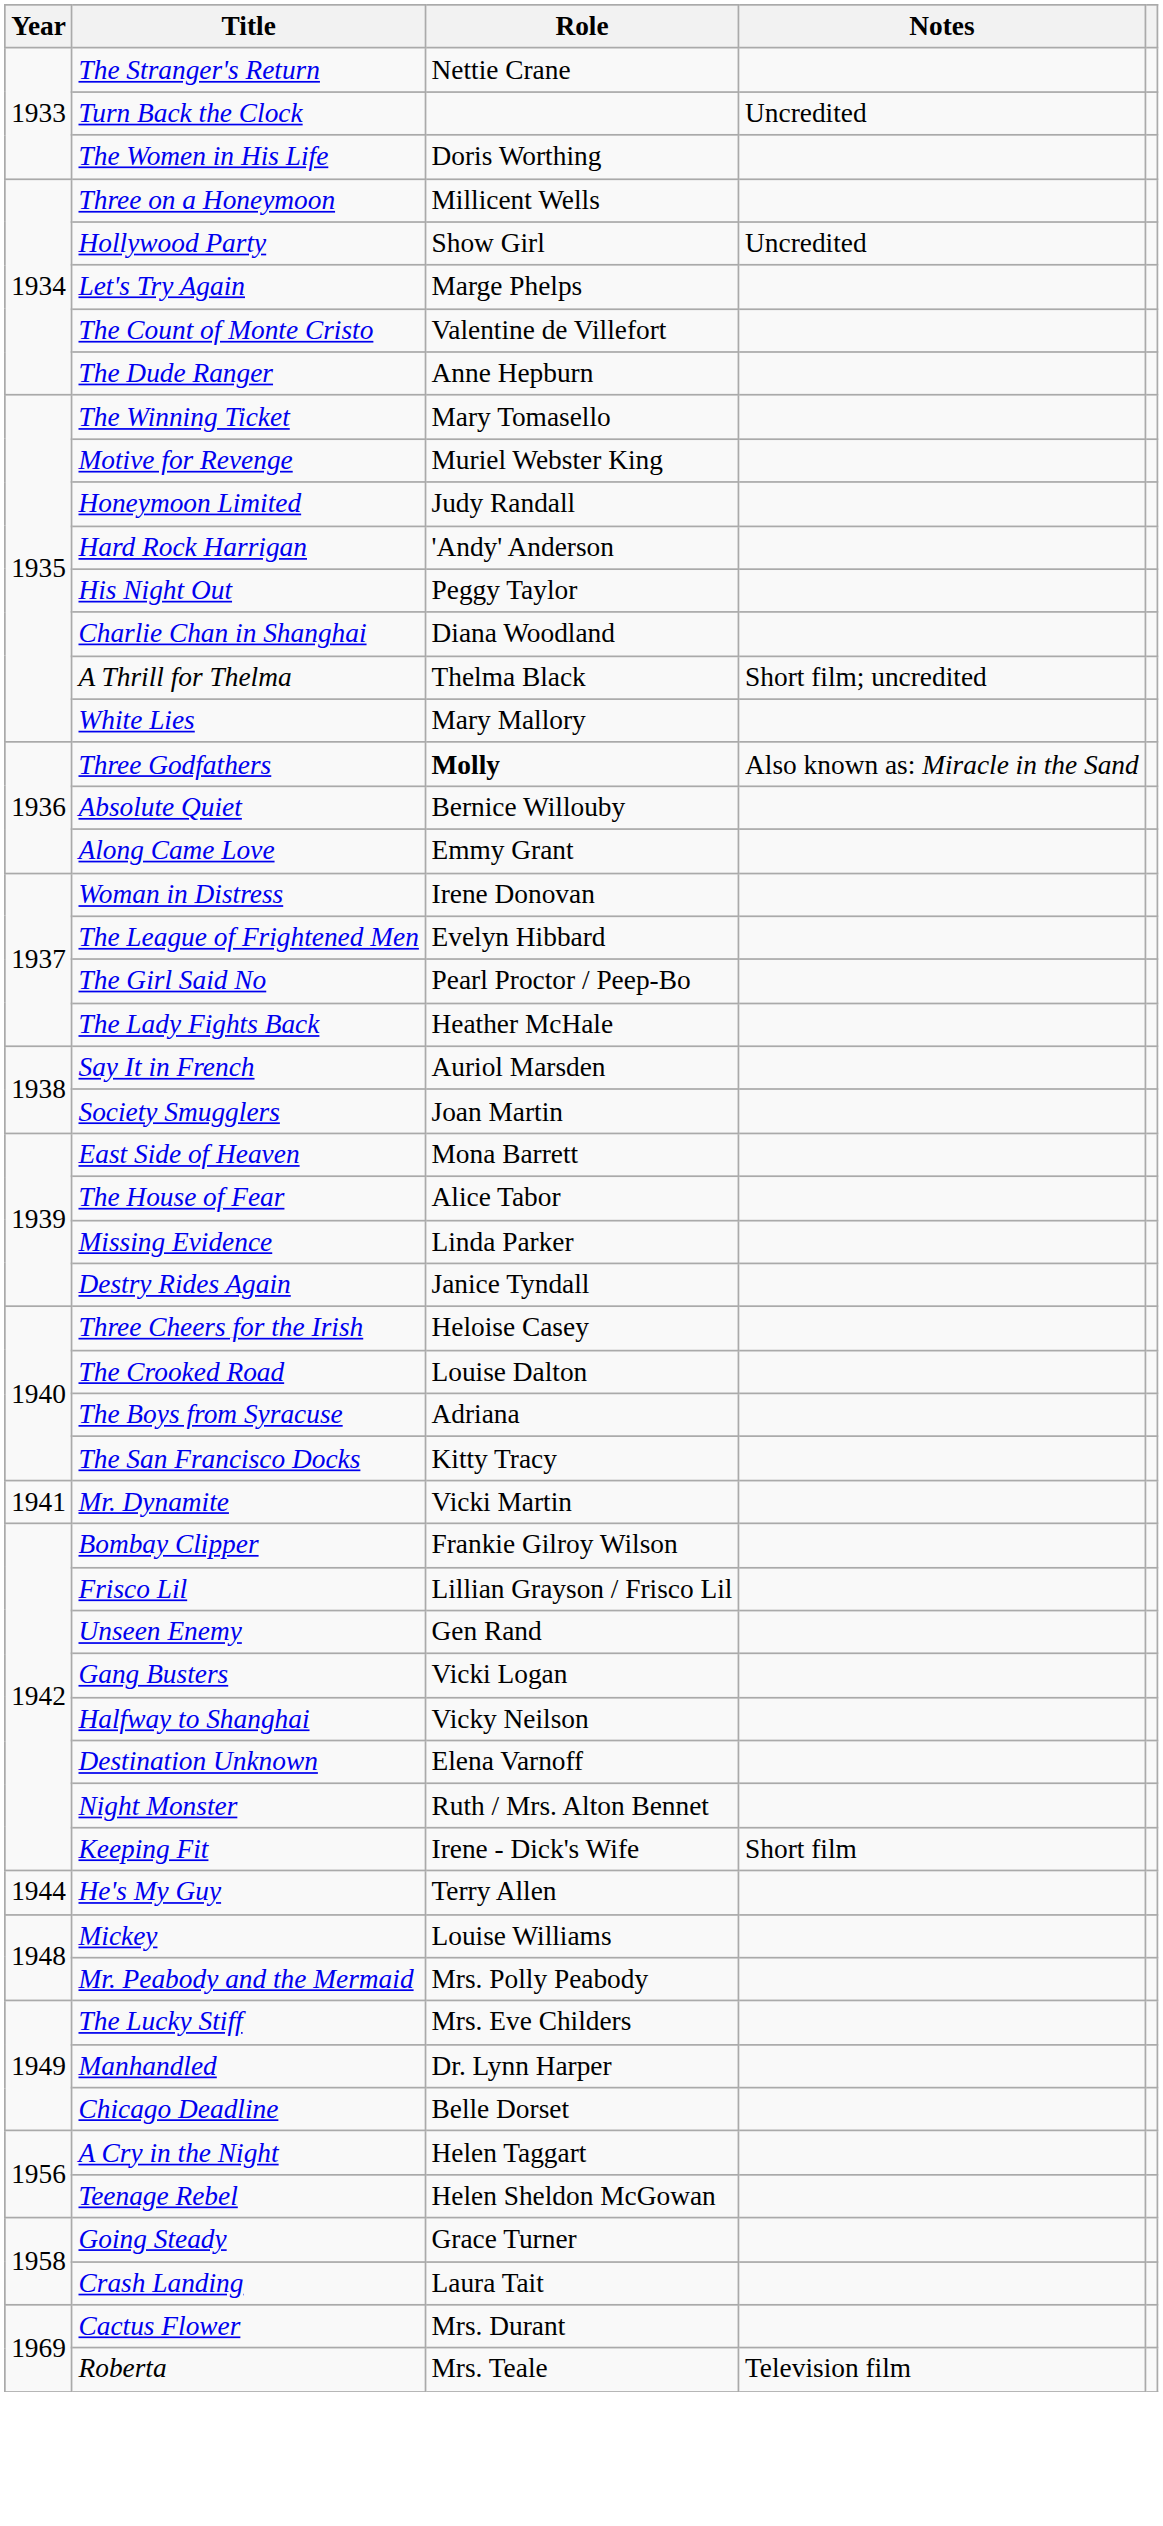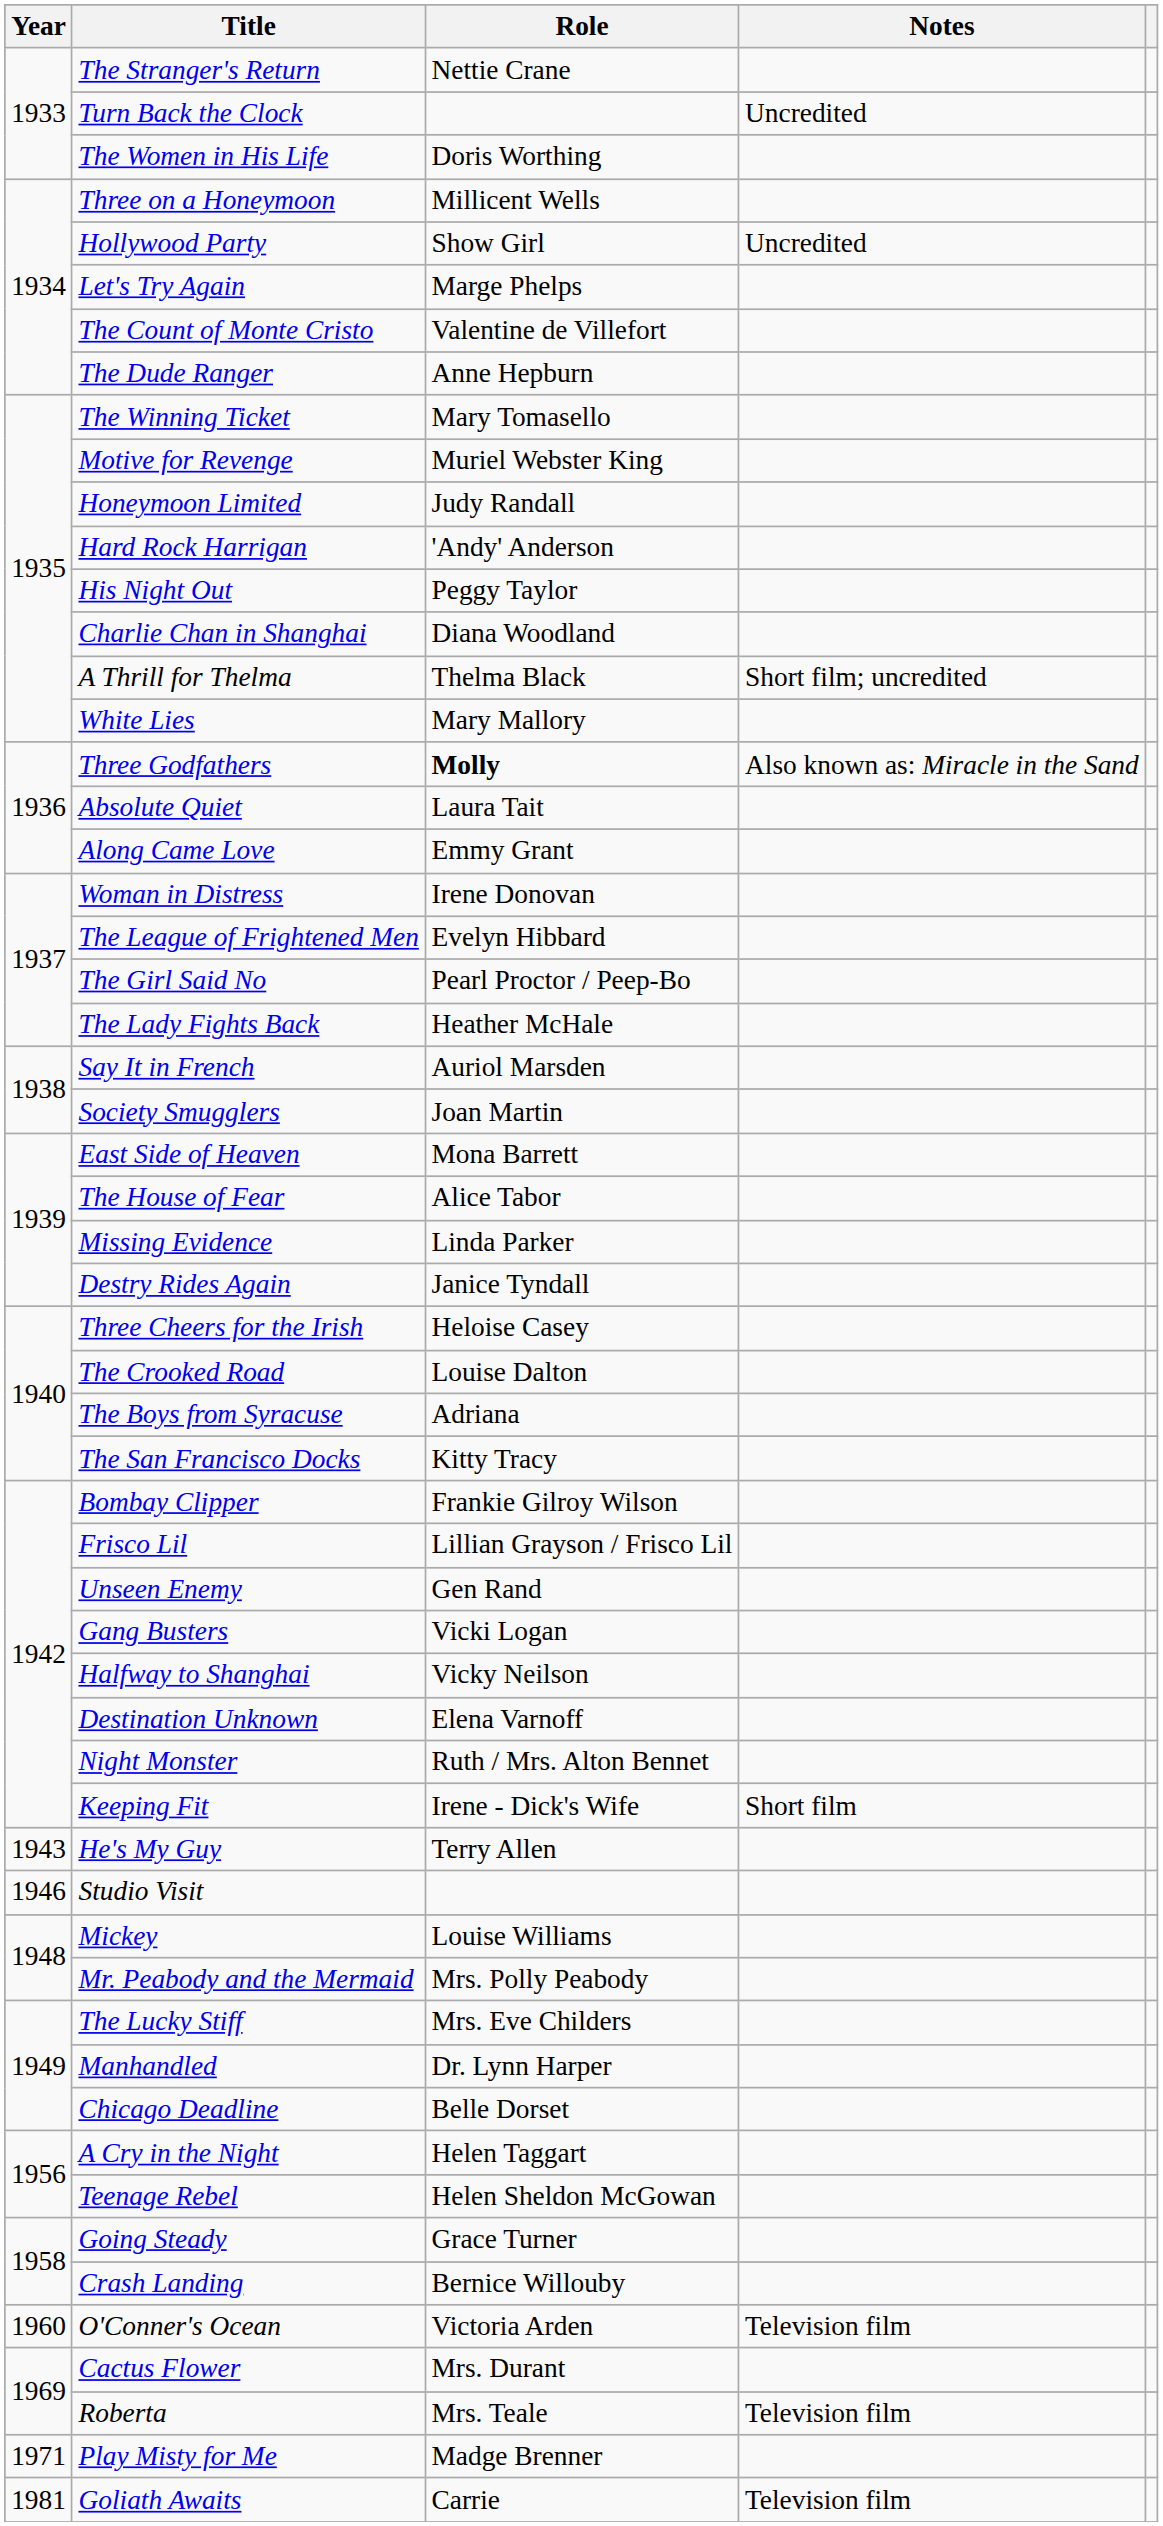(528, 807) Bernice Willouby -> (488, 807) Laura Tait
- row: (154, 1501)
(39, 1892) 1944 -> (39, 1848) 1943
+ row: (141, 1892)
(488, 2282) Laura Tait -> (528, 2282) Bernice Willouby
+ row: (180, 2325)
+ row: (178, 2456)
+ row: (160, 2499)
